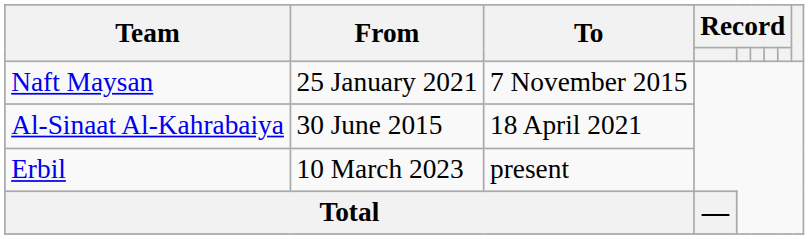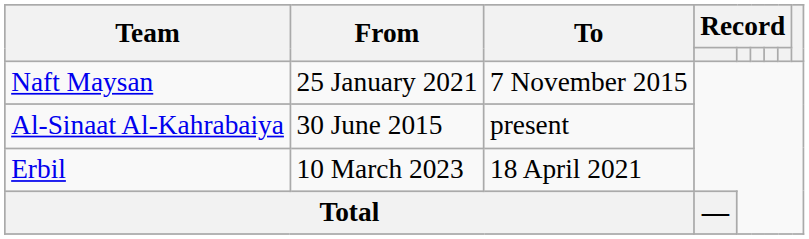(566, 125) 18 April 2021 -> (529, 125) present
(529, 168) present -> (566, 168) 18 April 2021
